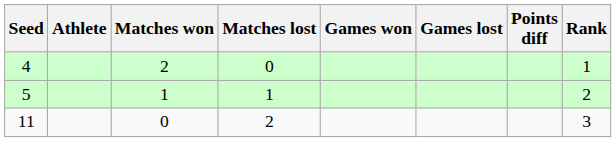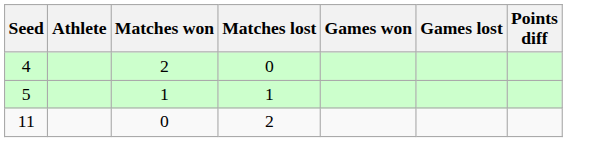- column: (587, 28)
